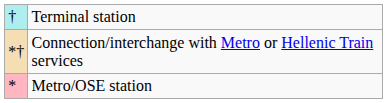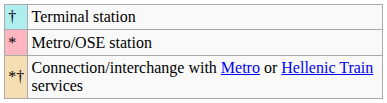rows swapped: (92, 85) <-> (202, 51)
